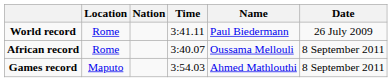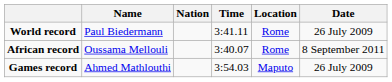columns swapped: (253, 13) <-> (106, 13)
(343, 67) 8 September 2011 -> (343, 67) 26 July 2009
